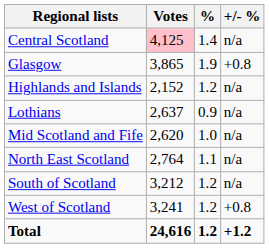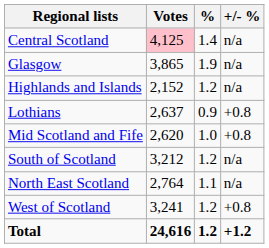(237, 64) +0.8 -> (233, 64) n/a
(233, 111) n/a -> (237, 111) +0.8
(233, 135) n/a -> (237, 135) +0.8
rows swapped: (69, 159) <-> (62, 183)
